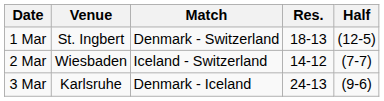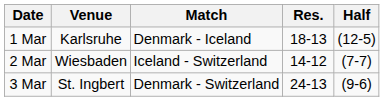(91, 38) St. Ingbert -> (91, 38) Karlsruhe
(206, 38) Denmark - Switzerland -> (192, 38) Denmark - Iceland
(91, 84) Karlsruhe -> (91, 84) St. Ingbert
(192, 84) Denmark - Iceland -> (206, 84) Denmark - Switzerland
